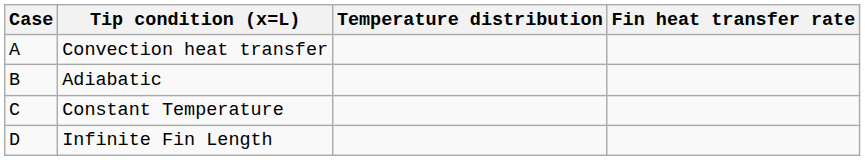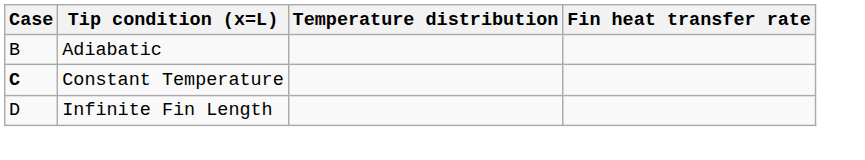- row: (195, 50)
(15, 110) normal -> (15, 80) bold
